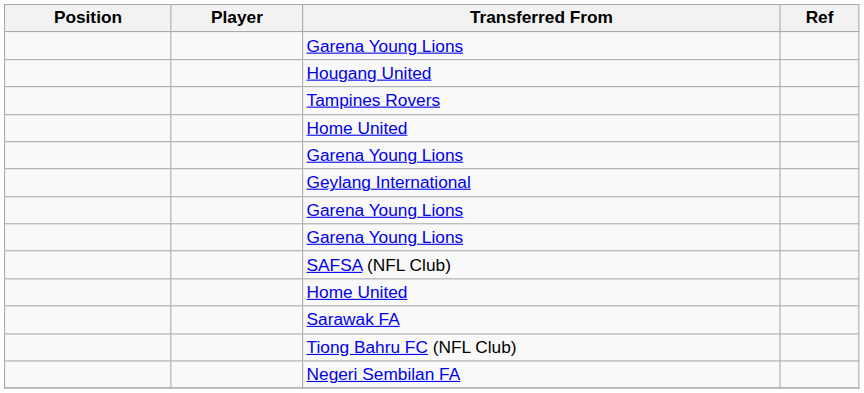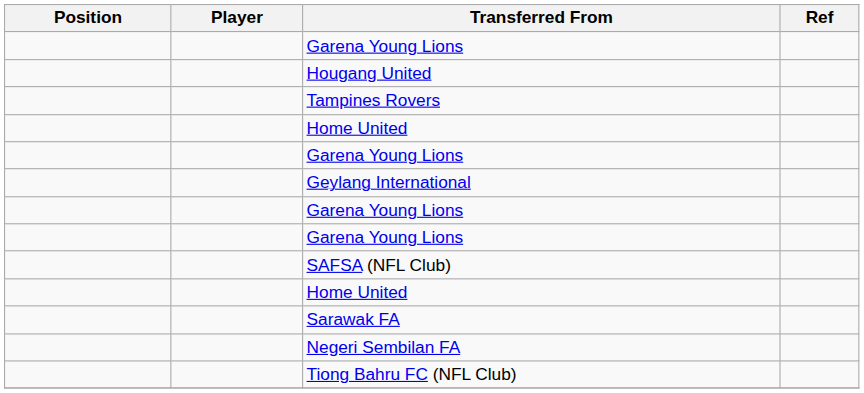rows swapped: (88, 375) <-> (88, 347)
